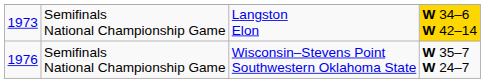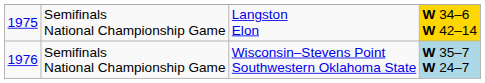(23, 22) 1973 -> (23, 22) 1975
(446, 59) no background -> (446, 59) lightblue background
